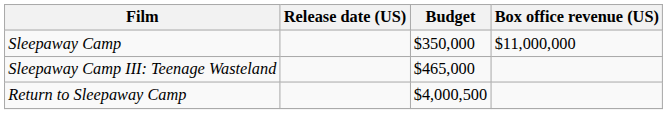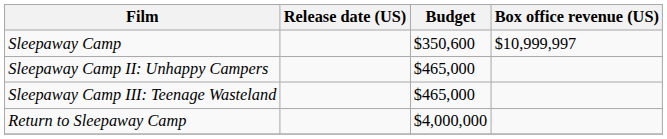(444, 43) $350,000 -> (444, 43) $350,600
(535, 43) $11,000,000 -> (535, 43) $10,999,997
+ row: (138, 69)
(450, 95) $4,000,500 -> (450, 120) $4,000,000
